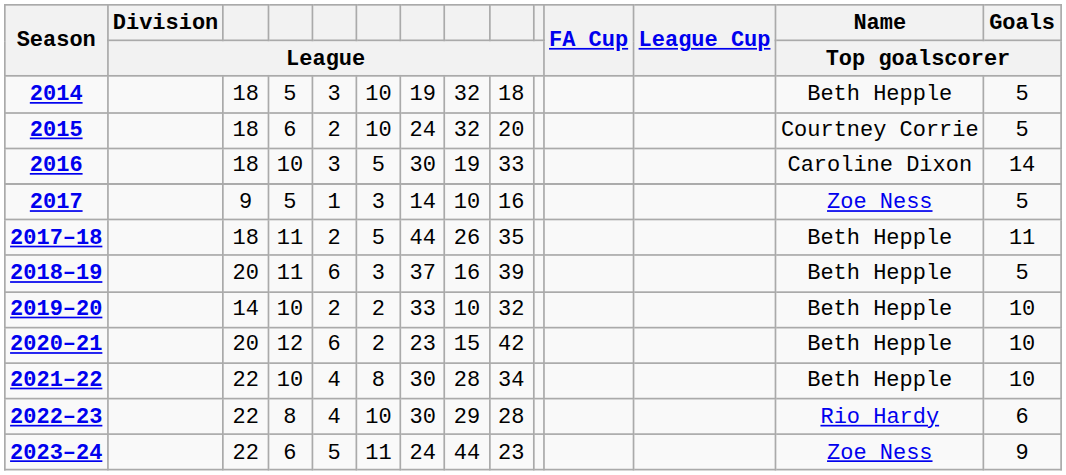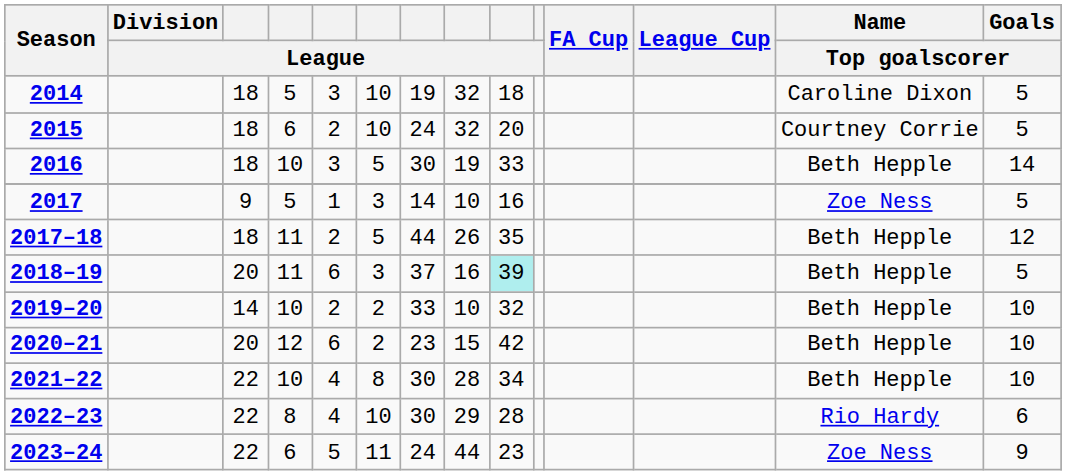(880, 94) Beth Hepple -> (880, 94) Caroline Dixon
(880, 166) Caroline Dixon -> (880, 166) Beth Hepple
(1022, 238) 11 -> (1022, 238) 12
(511, 273) no background -> (511, 273) paleturquoise background
